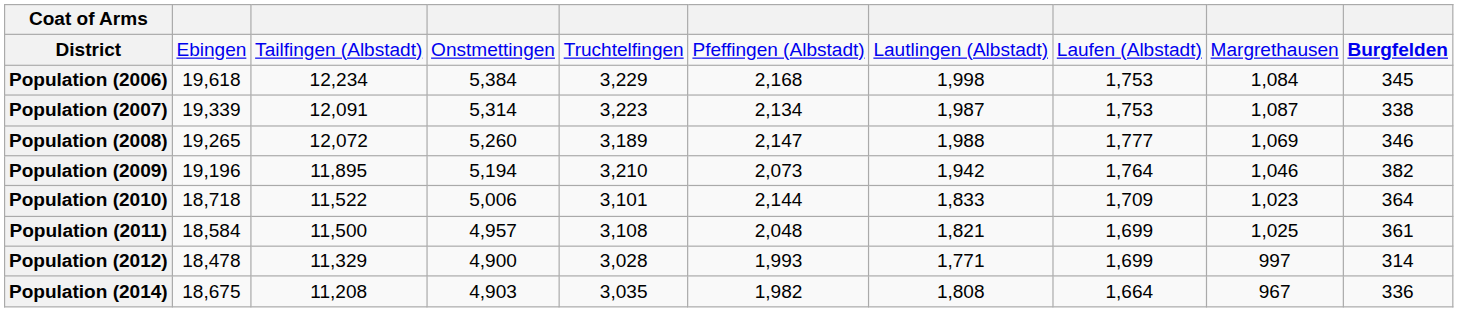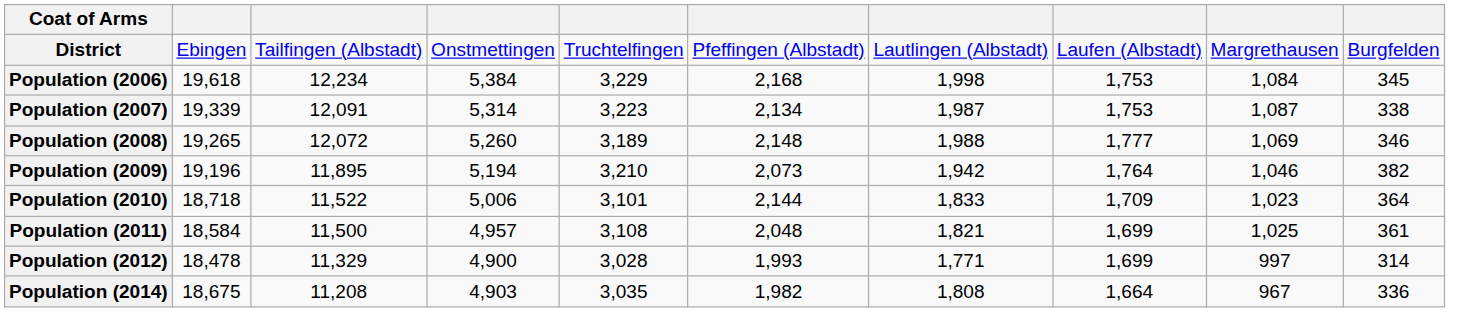(1398, 49) bold -> (1394, 49) normal
(779, 140) 2,147 -> (779, 140) 2,148
